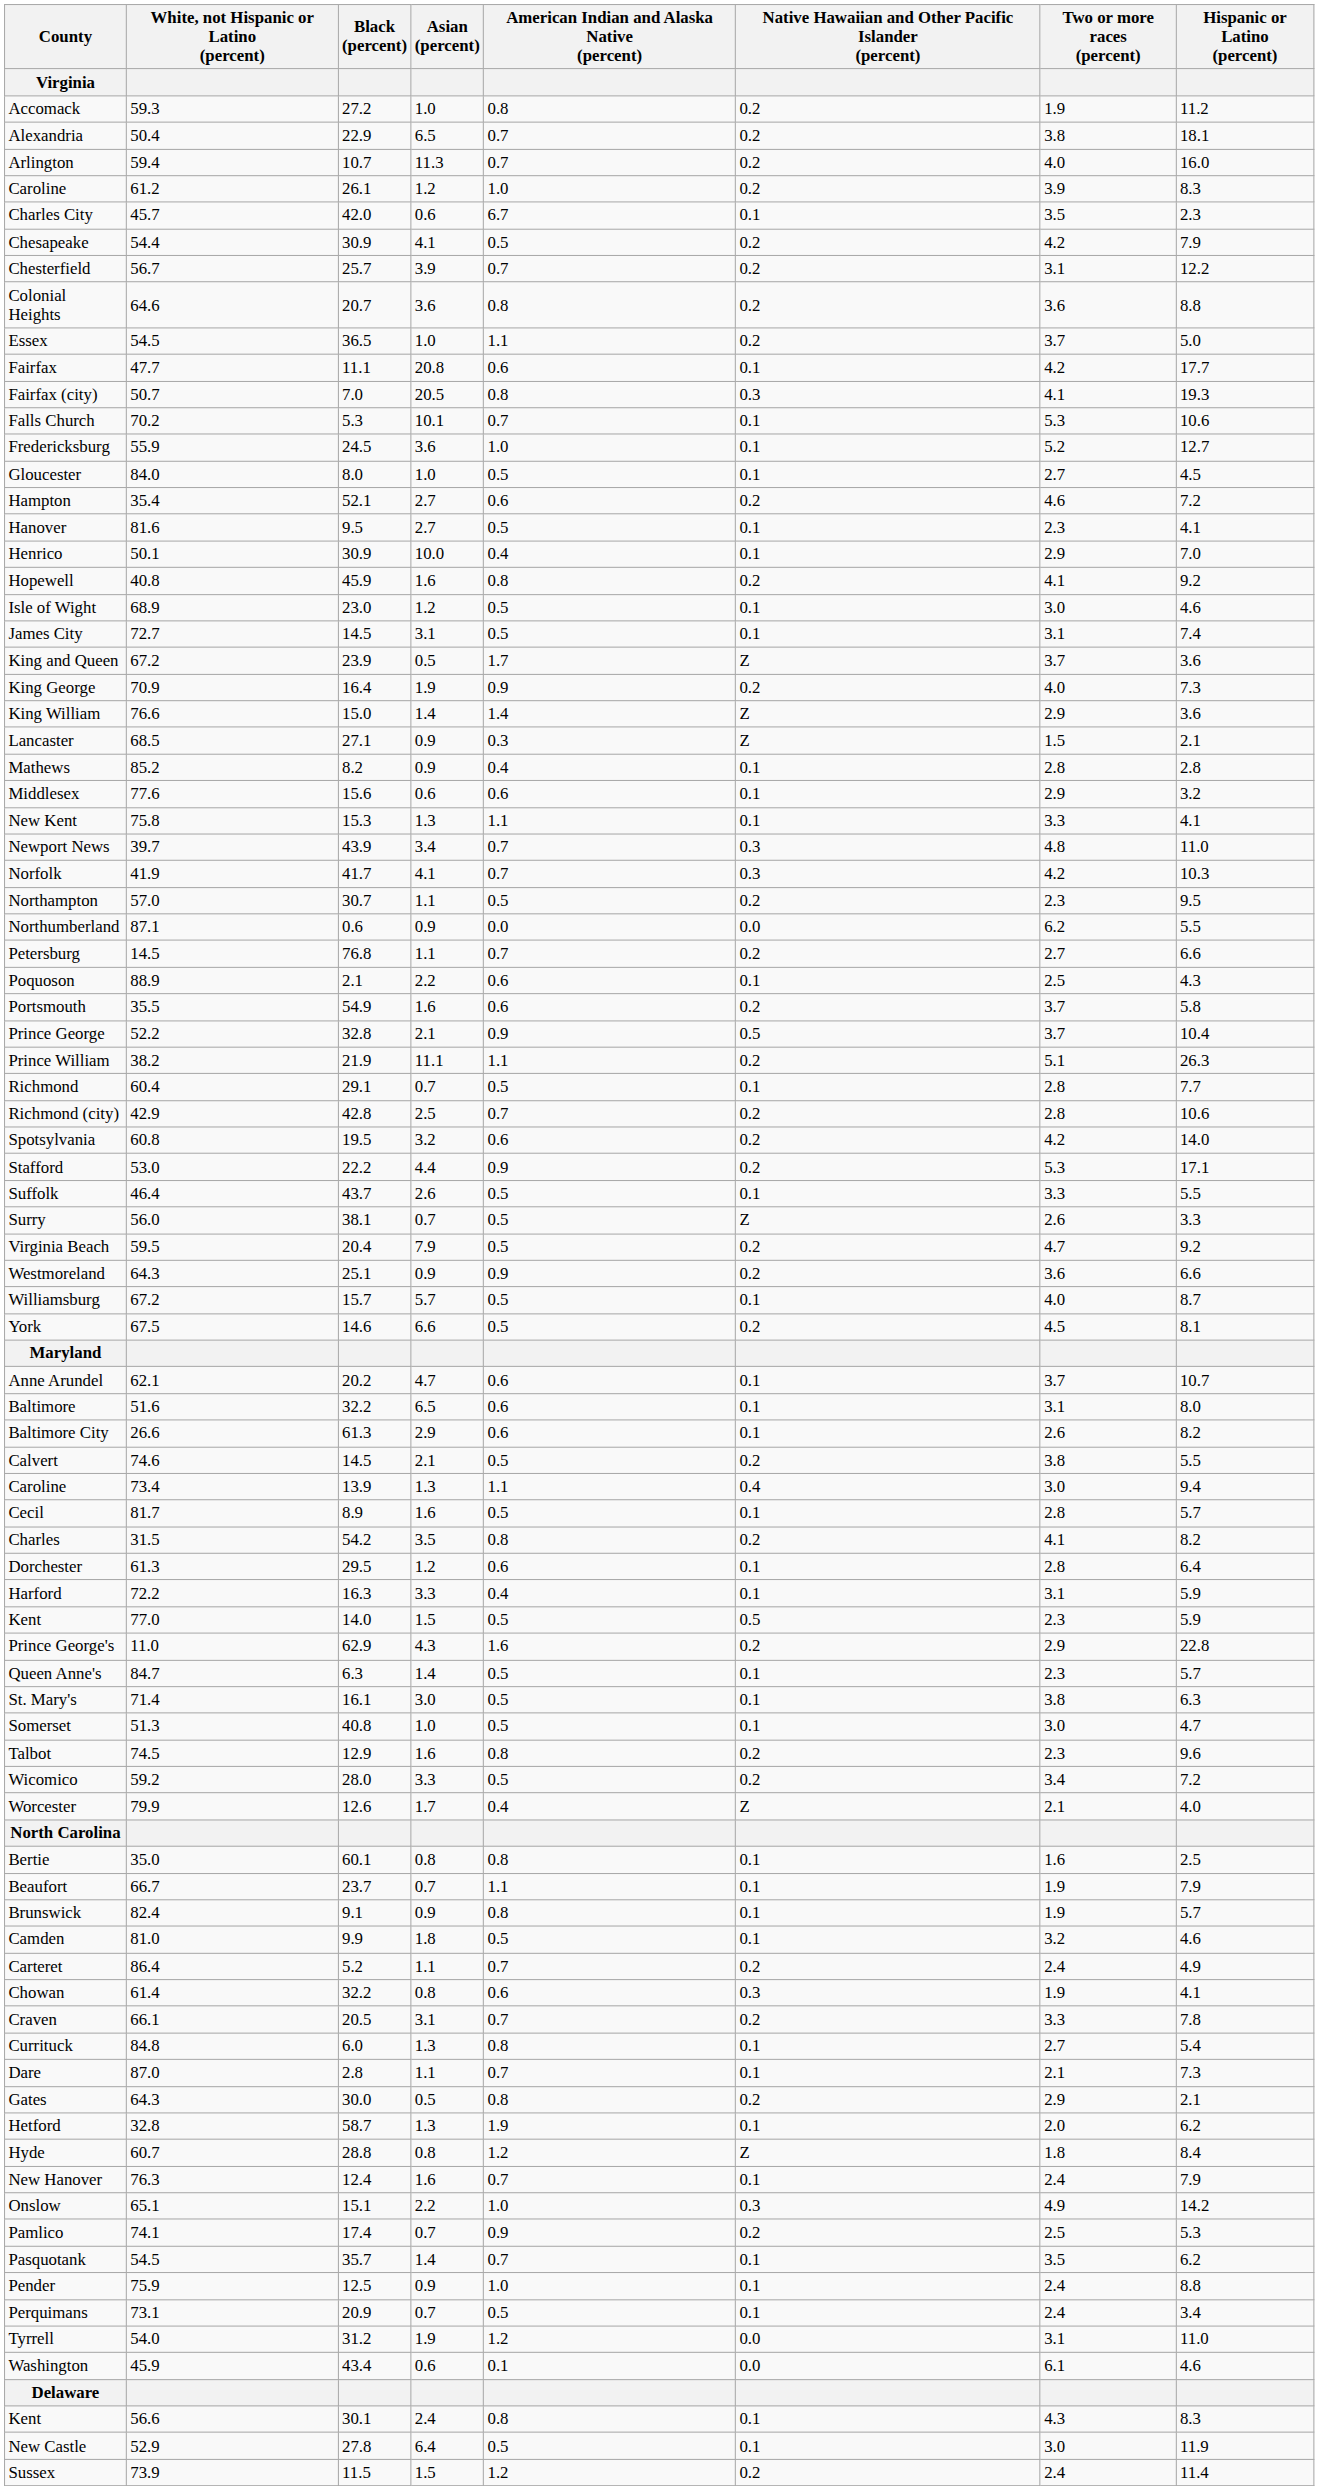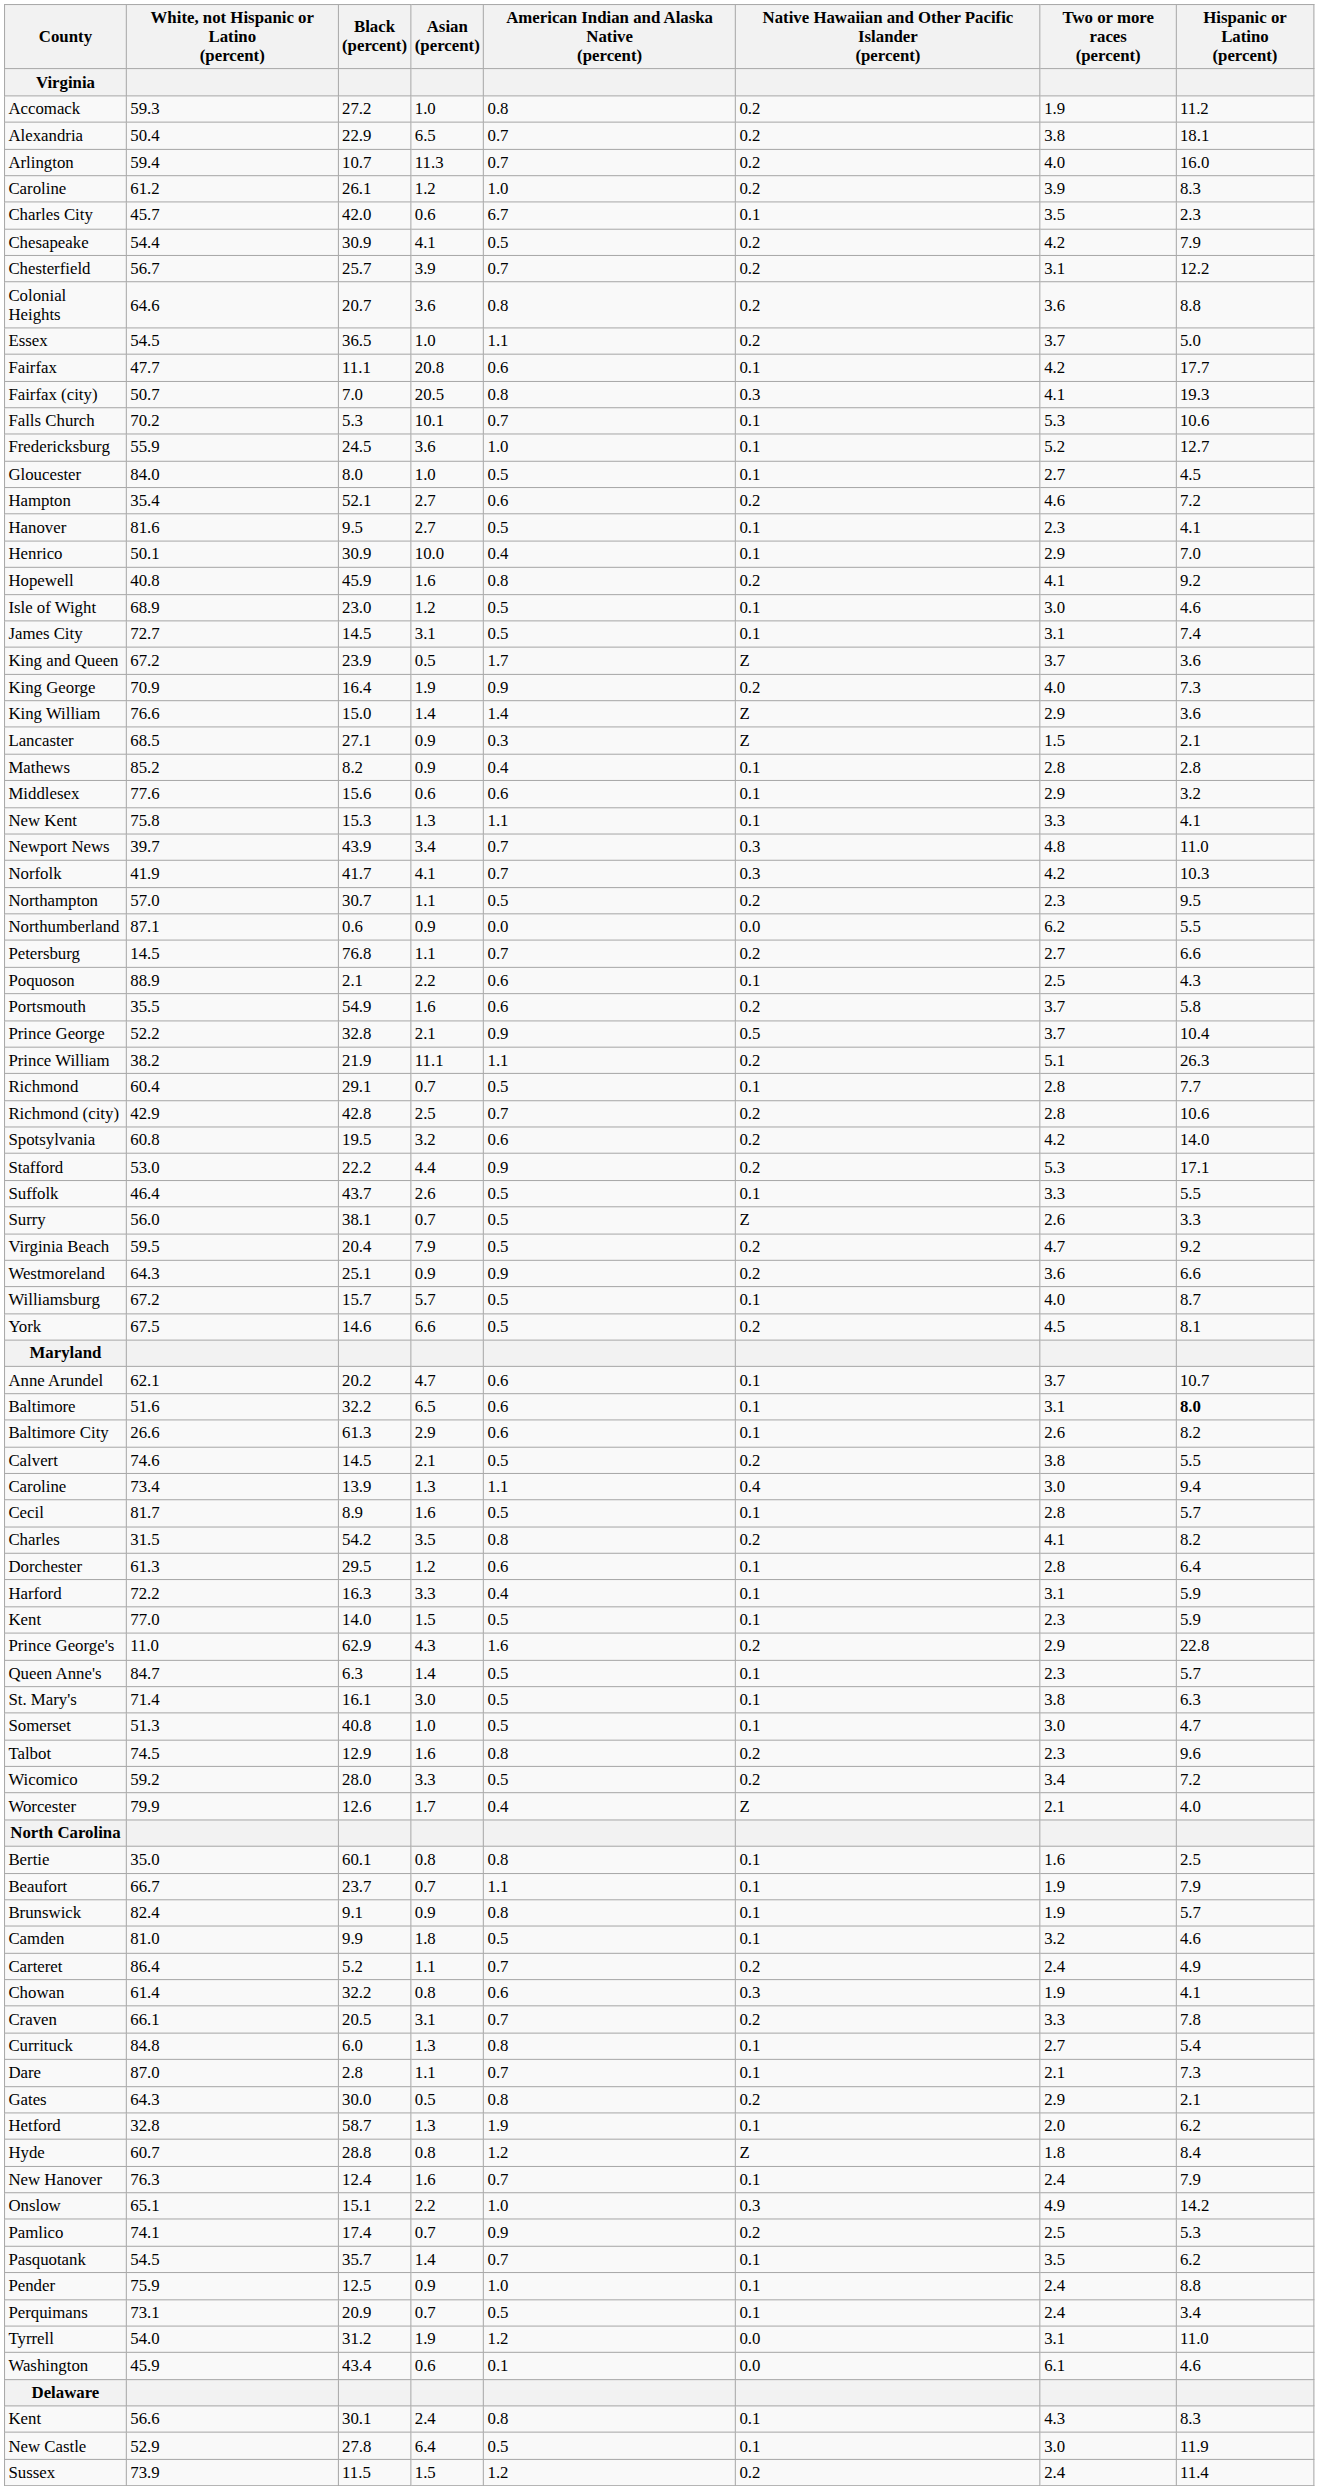(1190, 1406) normal -> (1190, 1406) bold
(750, 1619) 0.5 -> (750, 1619) 0.1
